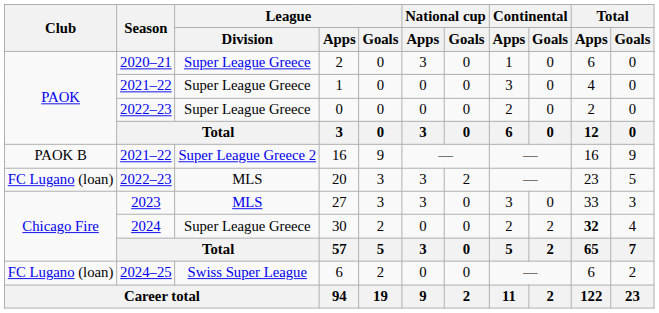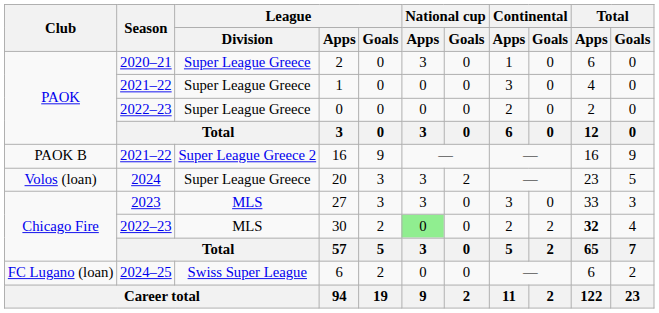(61, 179) FC Lugano (loan) -> (61, 179) Volos (loan)
(146, 179) 2022–23 -> (146, 179) 2024
(247, 179) MLS -> (247, 179) Super League Greece
(146, 226) 2024 -> (146, 226) 2022–23
(247, 226) Super League Greece -> (247, 226) MLS
(423, 226) no background -> (423, 226) lightgreen background
